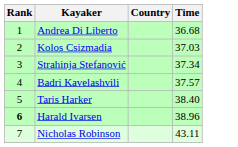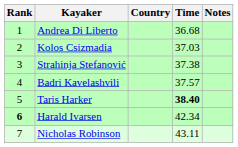+ column: (218, 13)
(187, 64) 37.34 -> (187, 64) 37.38
(187, 99) normal -> (187, 99) bold
(187, 116) 38.96 -> (187, 116) 42.34
